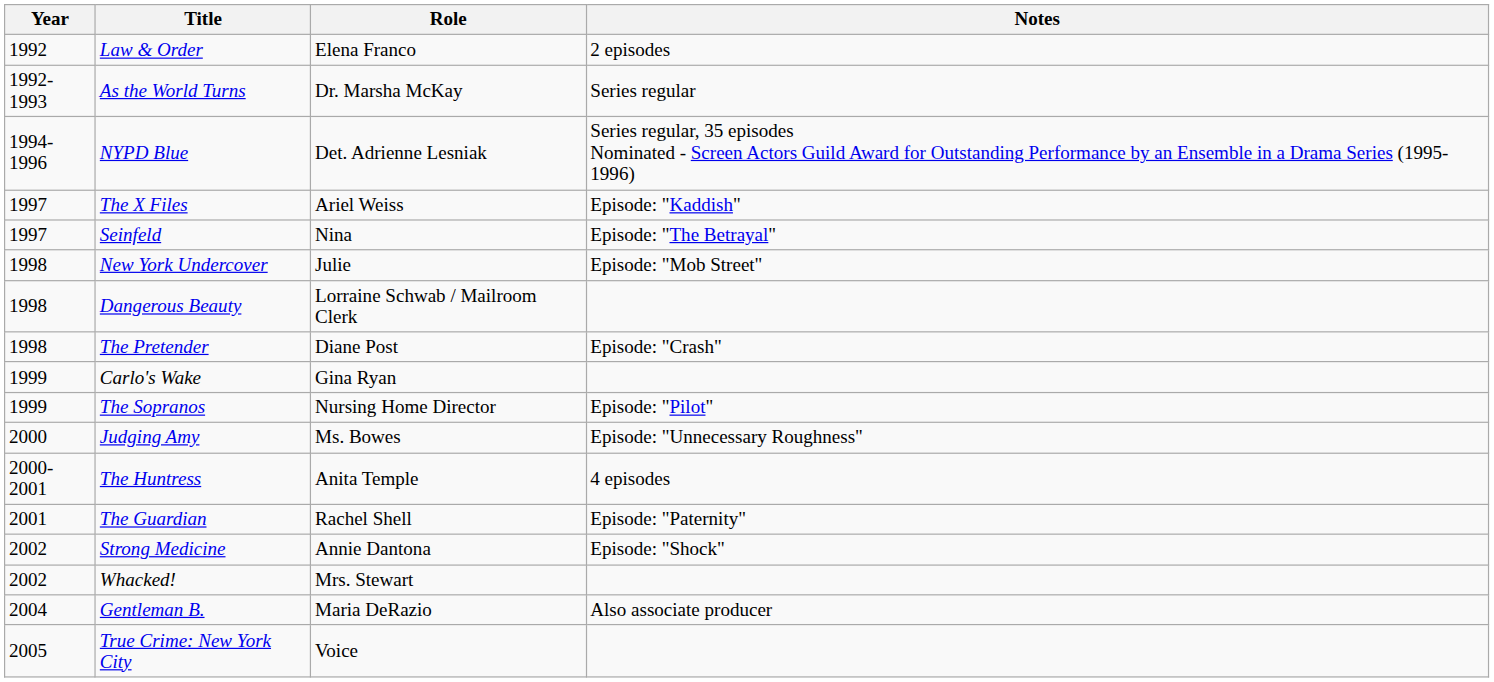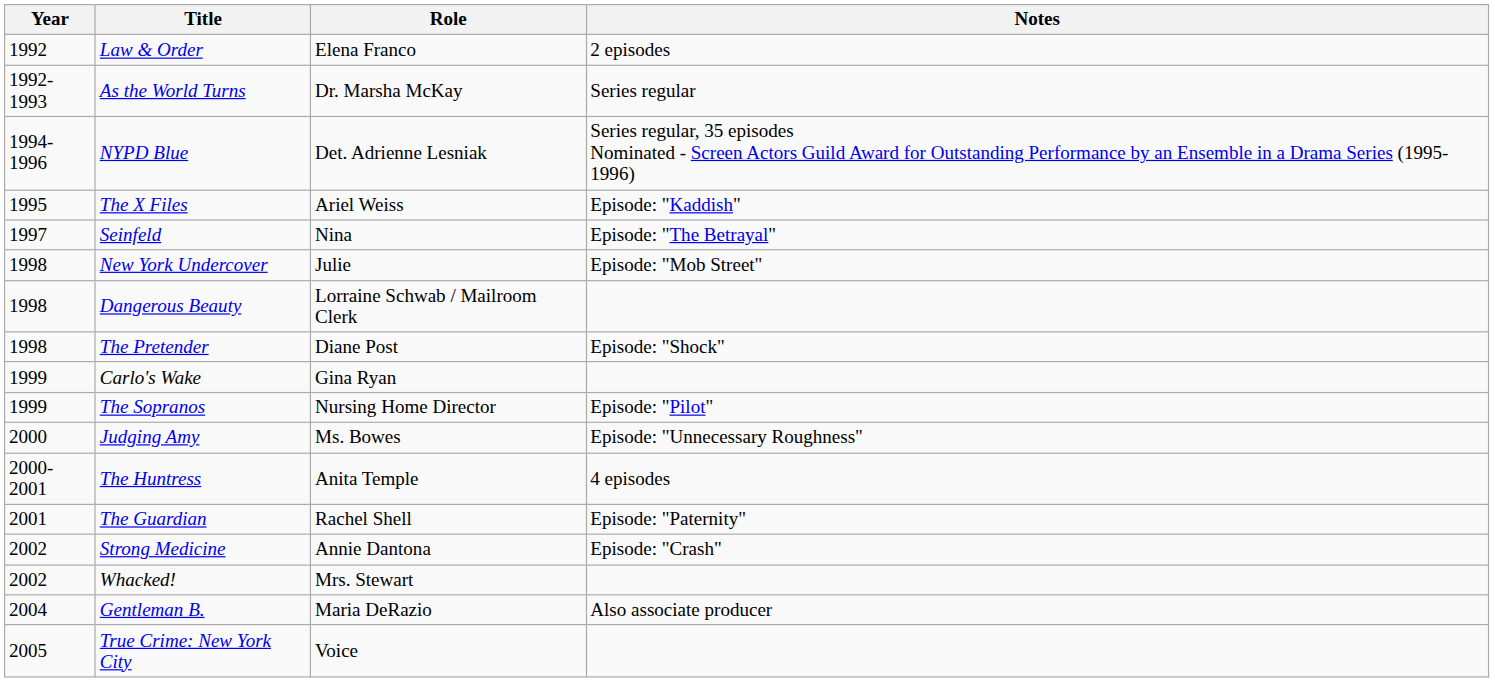(28, 204) 1997 -> (28, 204) 1995
(656, 346) Episode: "Crash" -> (658, 346) Episode: "Shock"
(658, 549) Episode: "Shock" -> (656, 549) Episode: "Crash"
